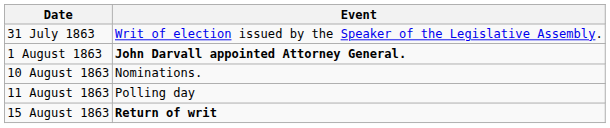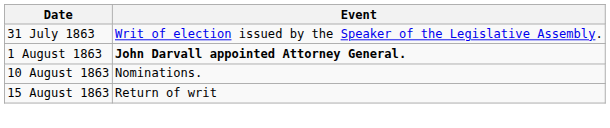- row: (58, 93)
(166, 113) bold -> (166, 93) normal
